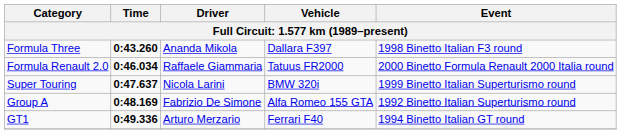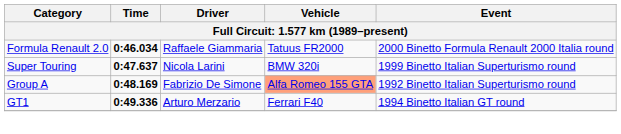- row: (44, 48)
(320, 102) no background -> (320, 84) lightsalmon background
